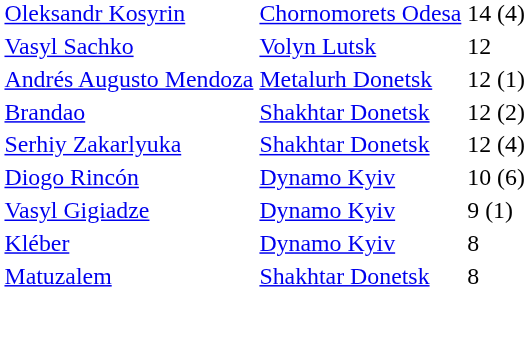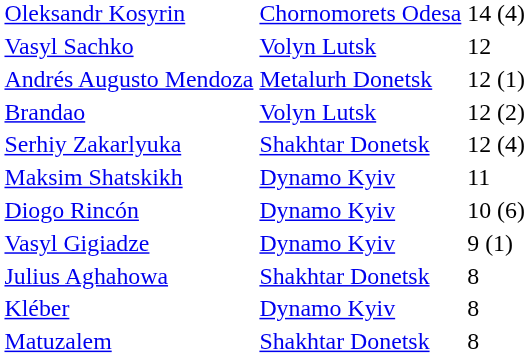(344, 111) Shakhtar Donetsk -> (318, 111) Volyn Lutsk
+ row: (94, 177)
+ row: (86, 275)
